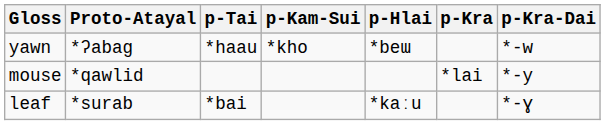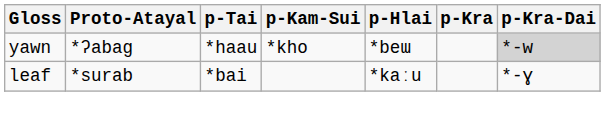(517, 48) no background -> (517, 48) lightgrey background
- row: (35, 76)
